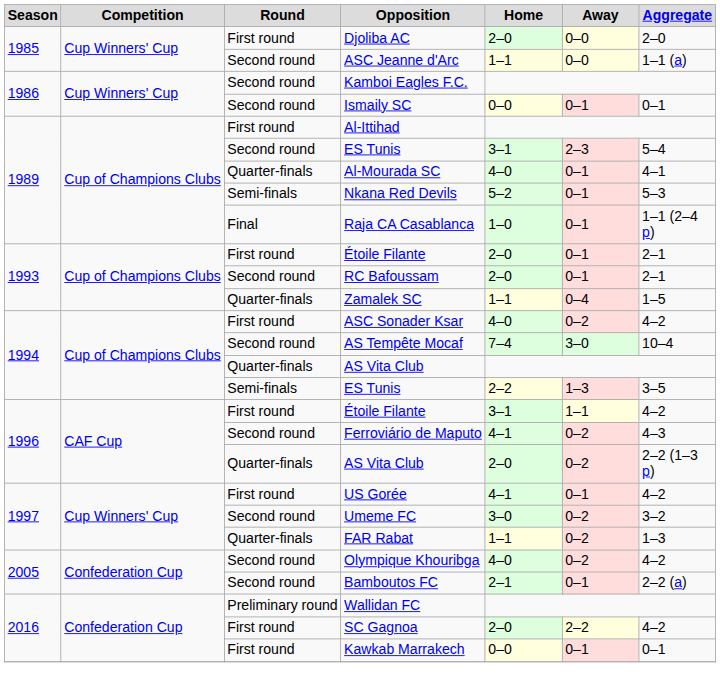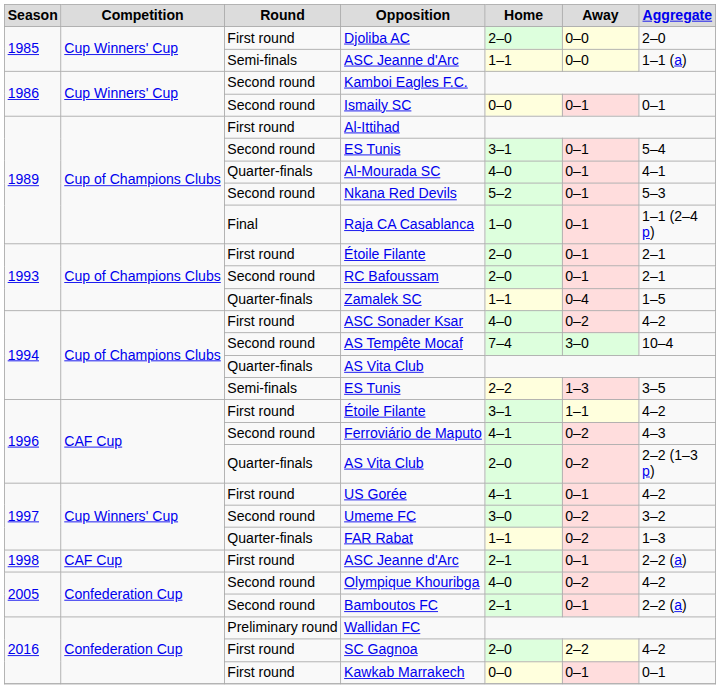(271, 60) Second round -> (262, 60) Semi-finals
(577, 149) 2–3 -> (577, 149) 0–1
(262, 194) Semi-finals -> (271, 194) Second round
+ row: (23, 560)
